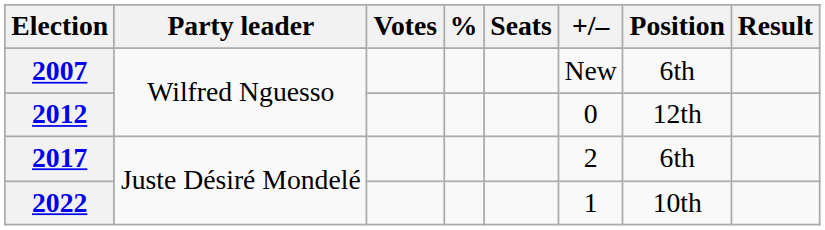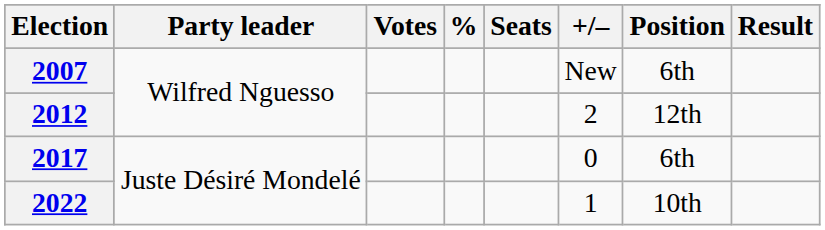(591, 114) 0 -> (591, 114) 2
(591, 158) 2 -> (591, 158) 0
